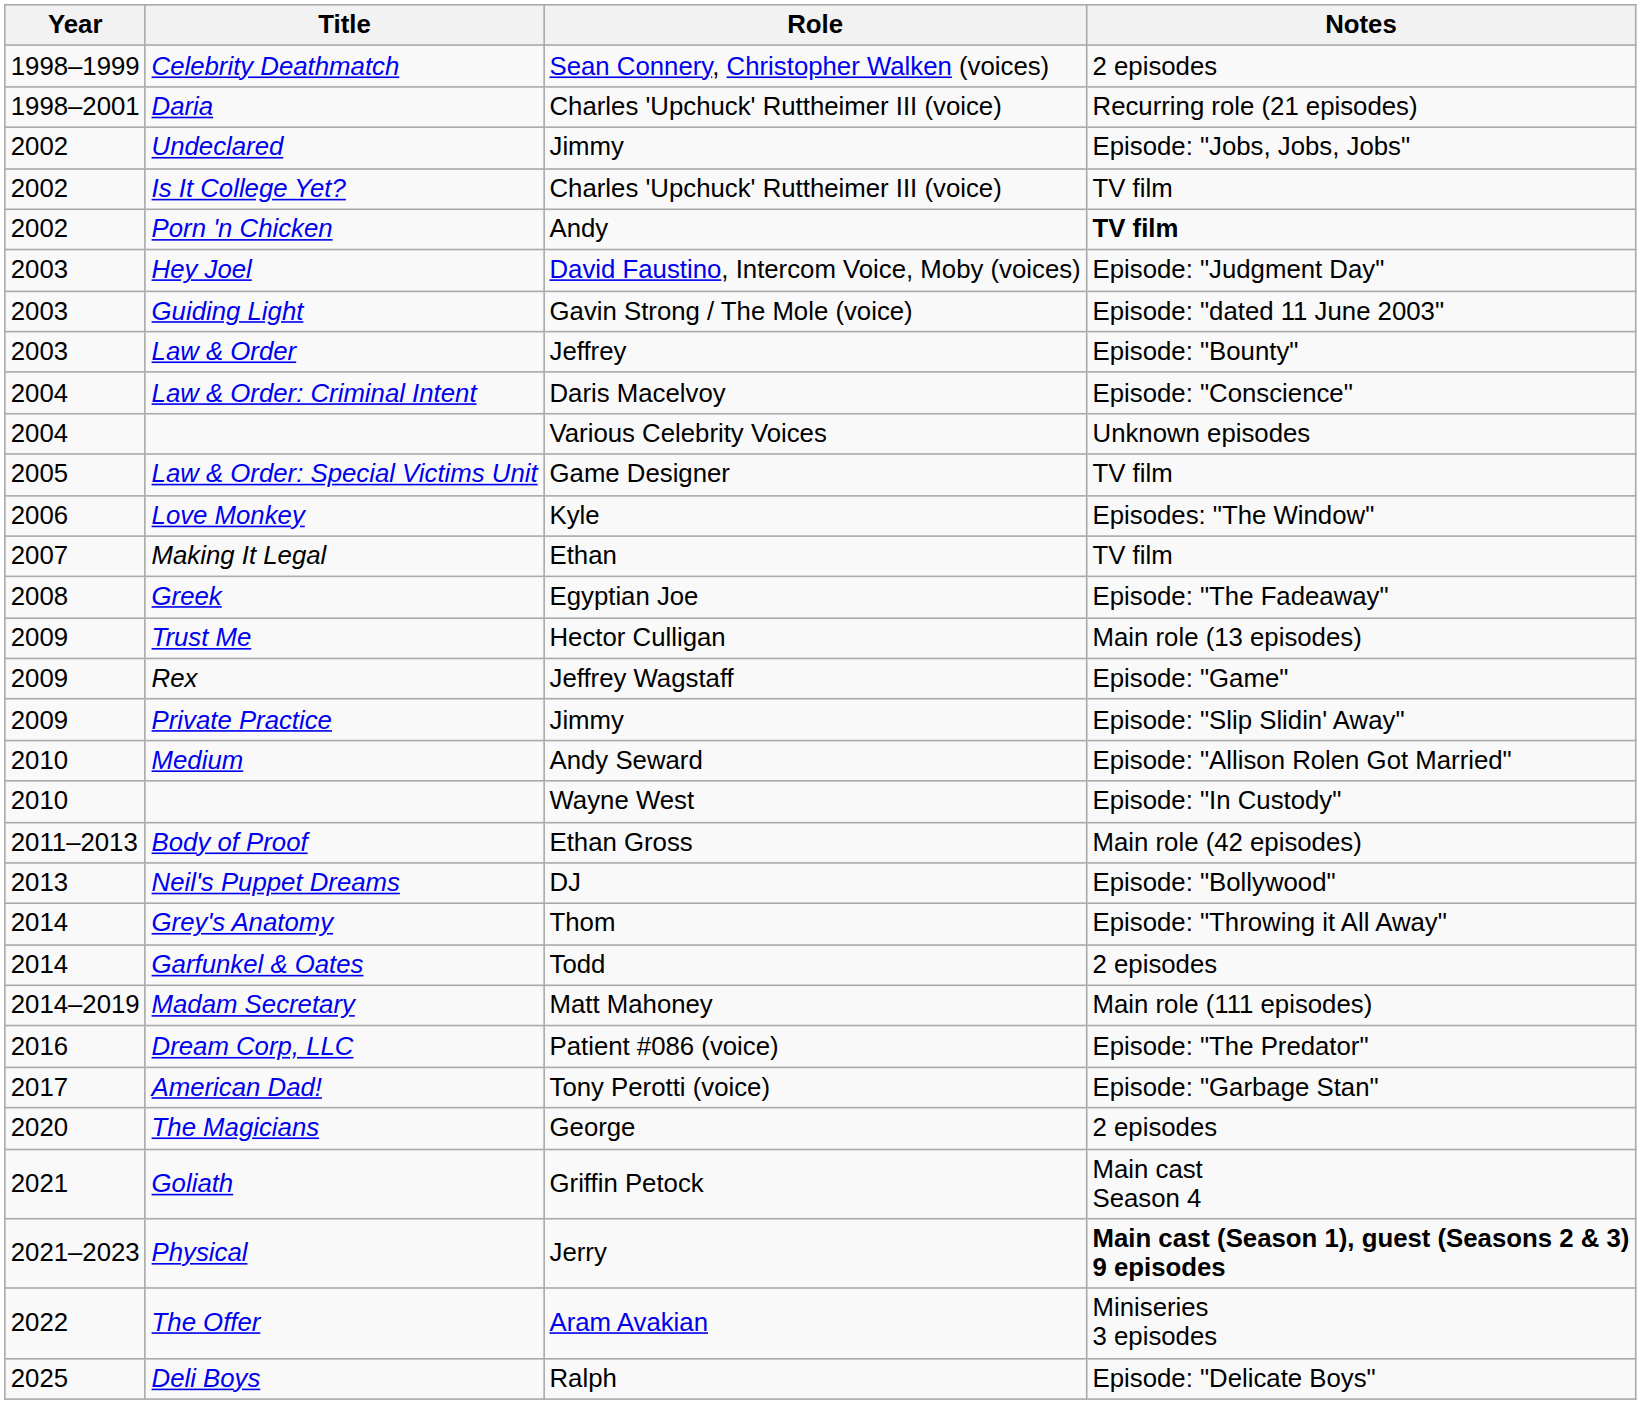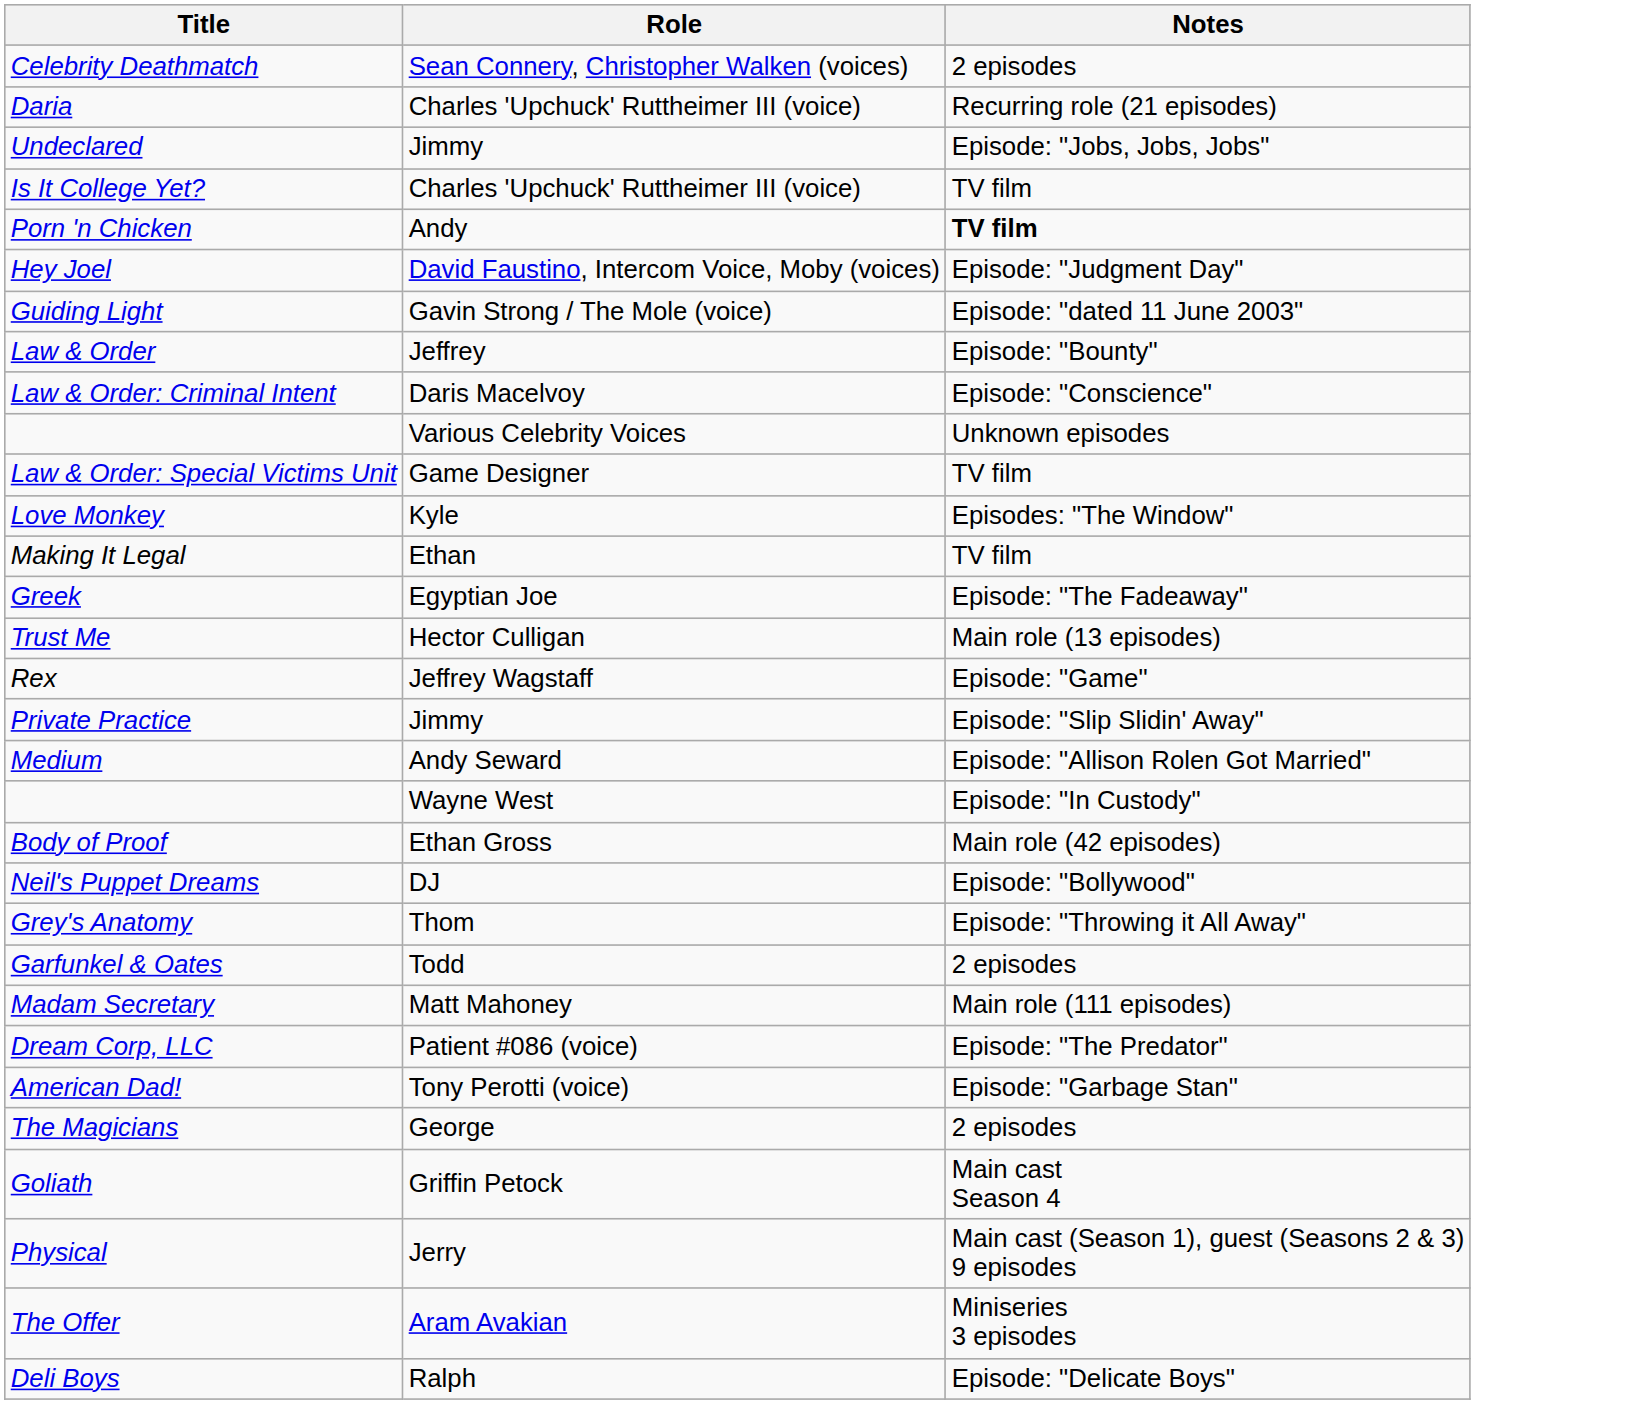- column: (75, 24)
(1361, 1253) bold -> (1208, 1253) normal
